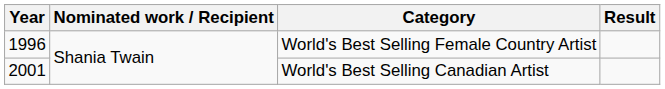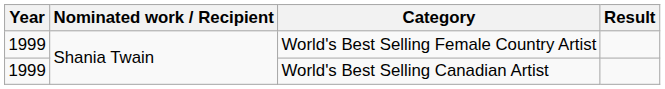(27, 44) 1996 -> (27, 44) 1999
(27, 71) 2001 -> (27, 71) 1999
